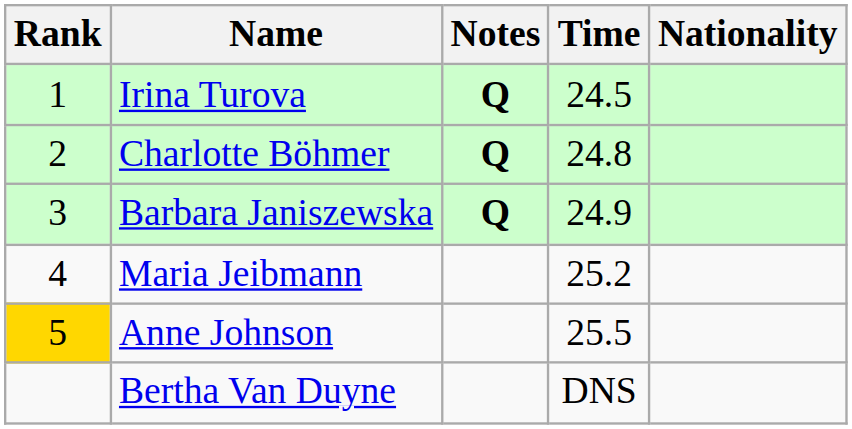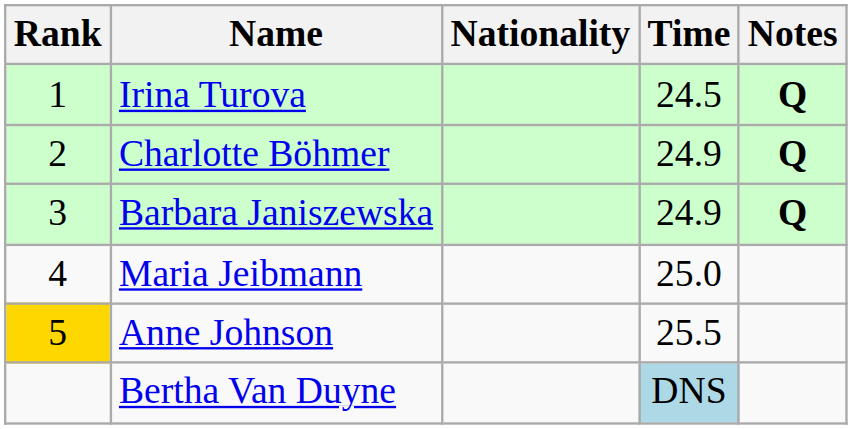columns swapped: (748, 34) <-> (495, 34)
(599, 153) 24.8 -> (689, 153) 24.9
(599, 272) 25.2 -> (689, 272) 25.0
(599, 392) no background -> (689, 392) lightblue background
